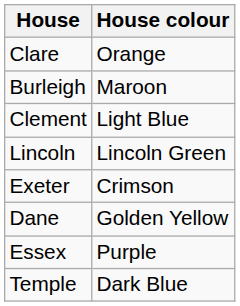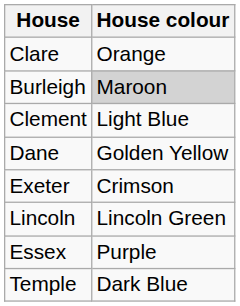(132, 86) no background -> (132, 86) lightgrey background
rows swapped: (34, 218) <-> (42, 152)
